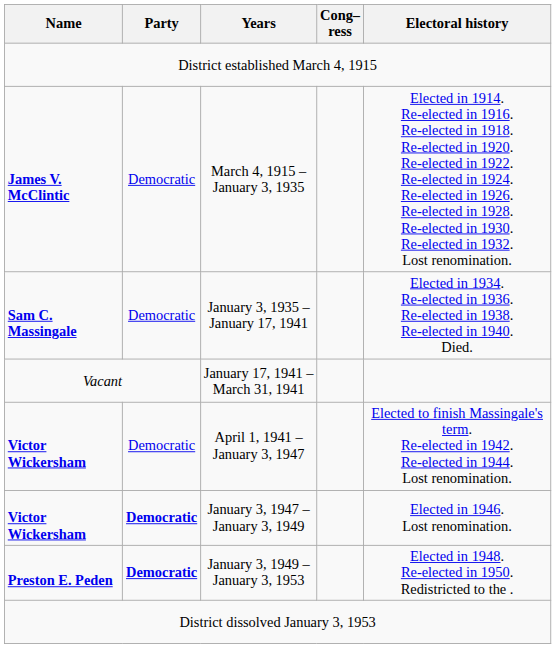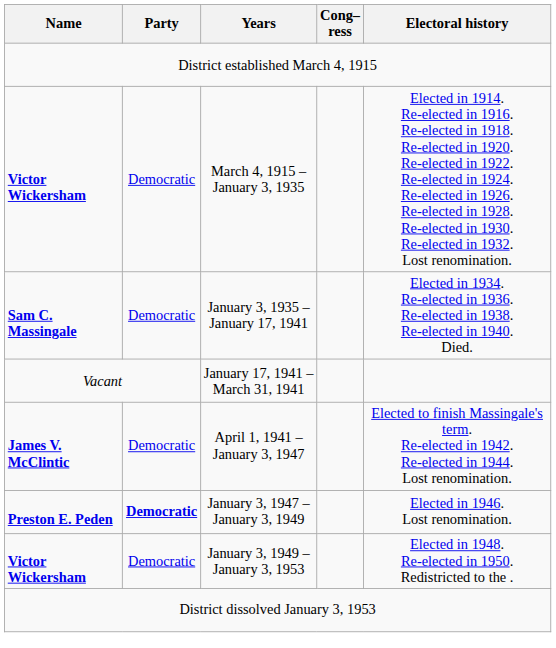(39, 187) James V. McClintic -> (47, 187) Victor Wickersham
(47, 454) Victor Wickersham -> (39, 454) James V. McClintic
(47, 525) Victor Wickersham -> (60, 519) Preston E. Peden
(60, 581) Preston E. Peden -> (47, 568) Victor Wickersham
(162, 572) bold -> (162, 560) normal
